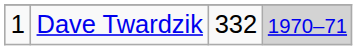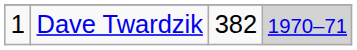(236, 24) 332 -> (236, 24) 382
